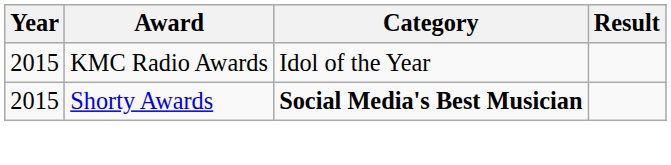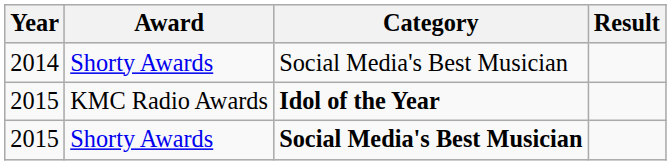+ row: (35, 62)
(355, 62) normal -> (359, 100) bold
